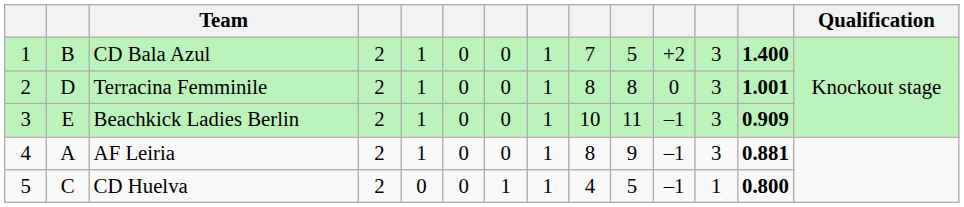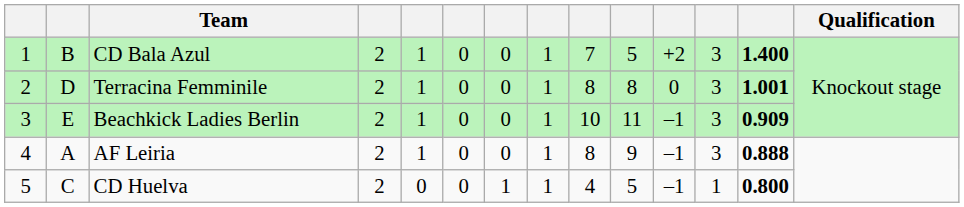(765, 152) 0.881 -> (765, 152) 0.888
